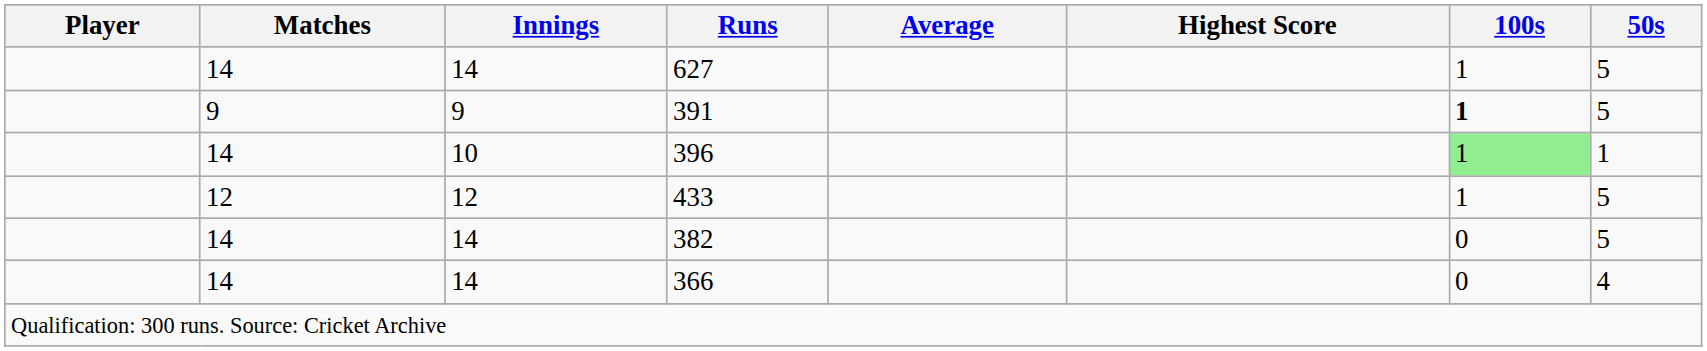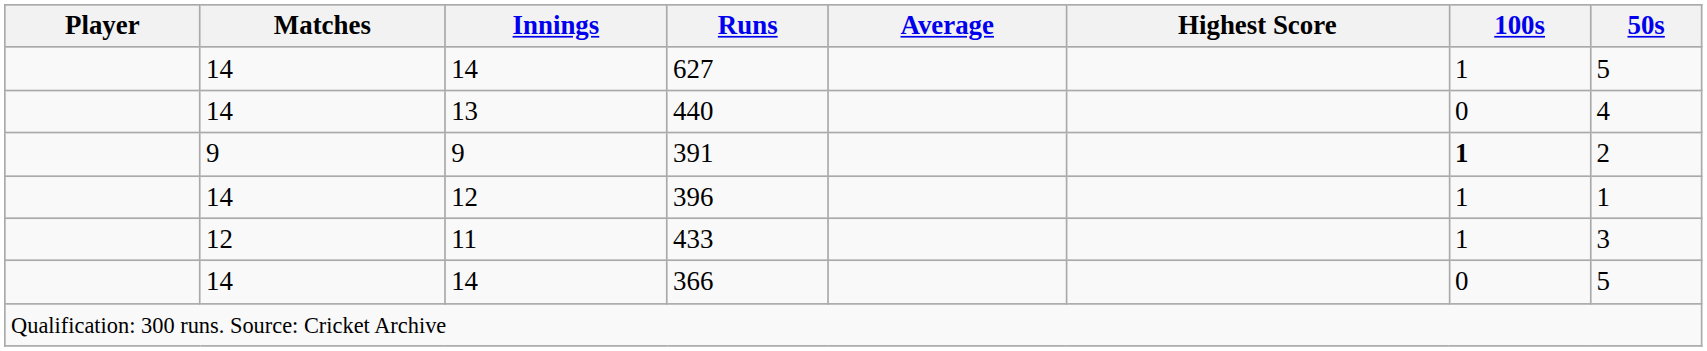+ row: (693, 111)
(1603, 111) 5 -> (1603, 153) 2
(465, 153) 10 -> (465, 196) 12
(1462, 153) lightgreen background -> (1462, 196) no background
(465, 196) 12 -> (464, 238) 11
(1603, 196) 5 -> (1603, 238) 3
- row: (693, 238)
(1603, 281) 4 -> (1603, 281) 5
